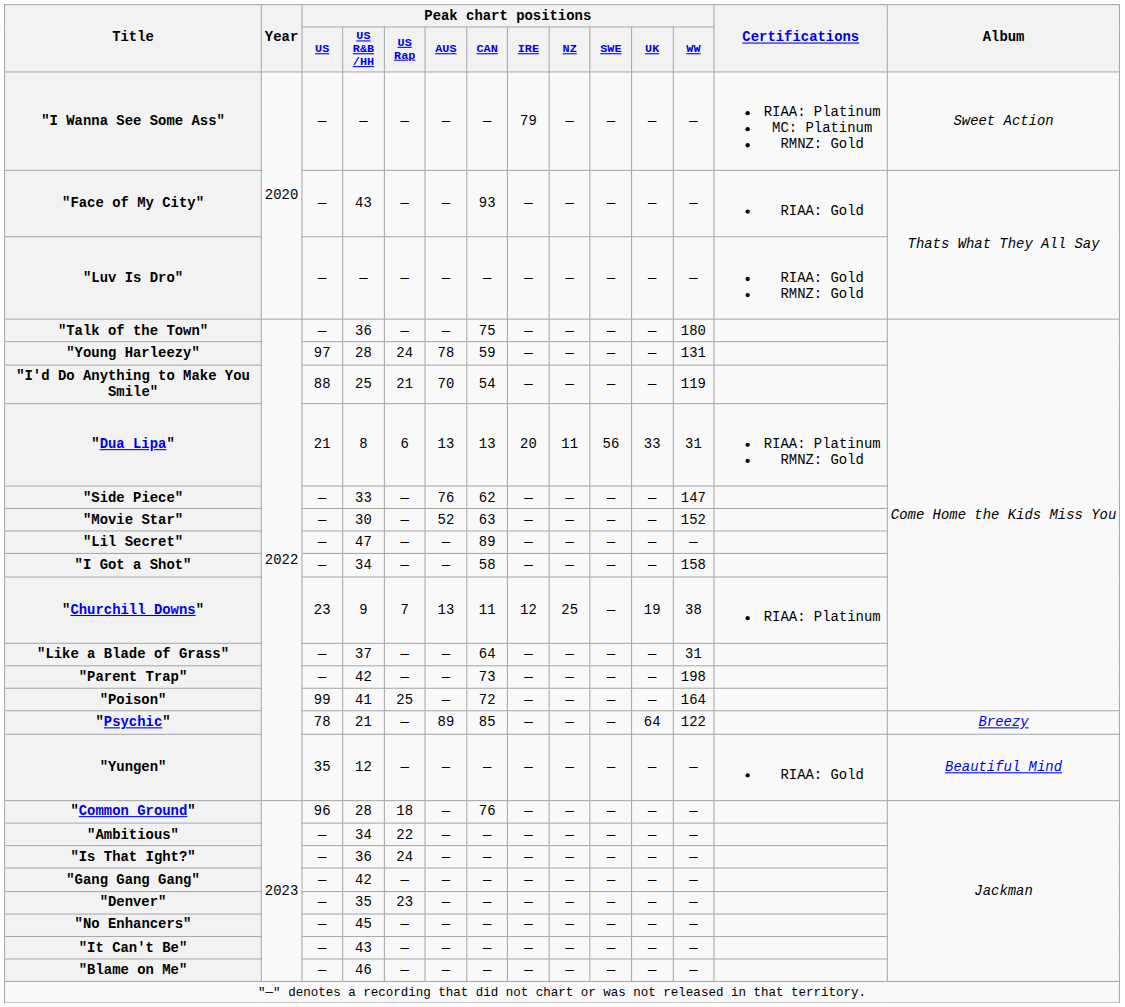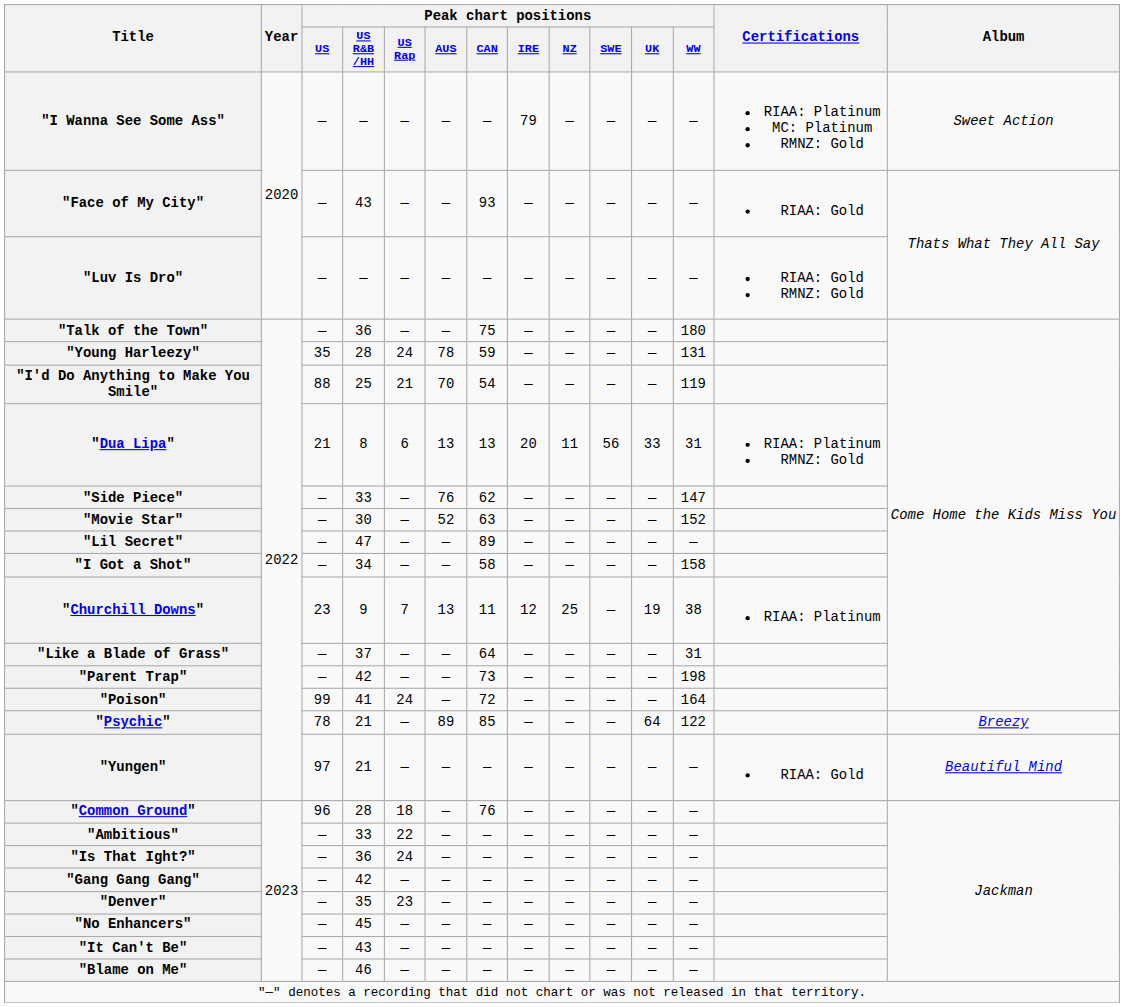(322, 353) 97 -> (322, 353) 35
(405, 700) 25 -> (405, 700) 24
(322, 767) 35 -> (322, 767) 97
(363, 767) 12 -> (363, 767) 21
(363, 834) 34 -> (363, 834) 33
